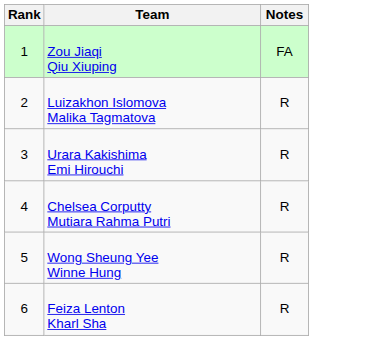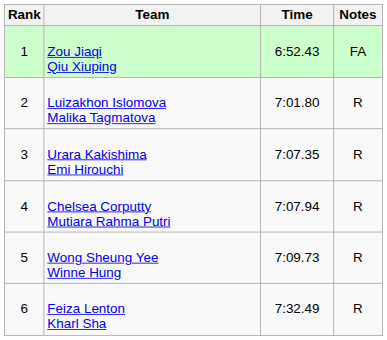+ column: (297, 15)
